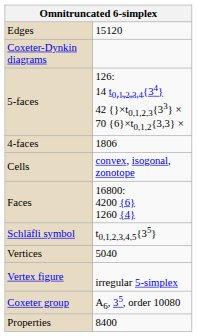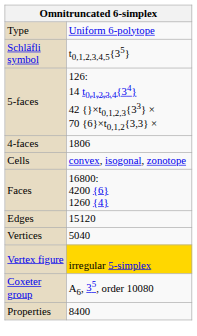+ row: (18, 30)
rows swapped: (41, 234) <-> (20, 30)
- row: (42, 53)
(137, 283) no background -> (110, 265) gold background
